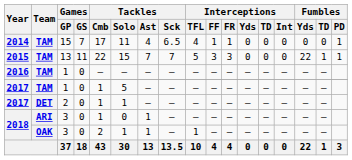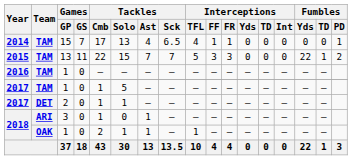(124, 42) 11 -> (124, 42) 13
(339, 57) 1 -> (339, 57) 2
(66, 132) 3 -> (66, 132) 1
